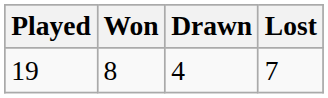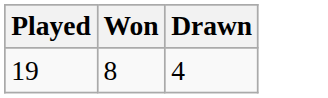- column: (291, 26)
